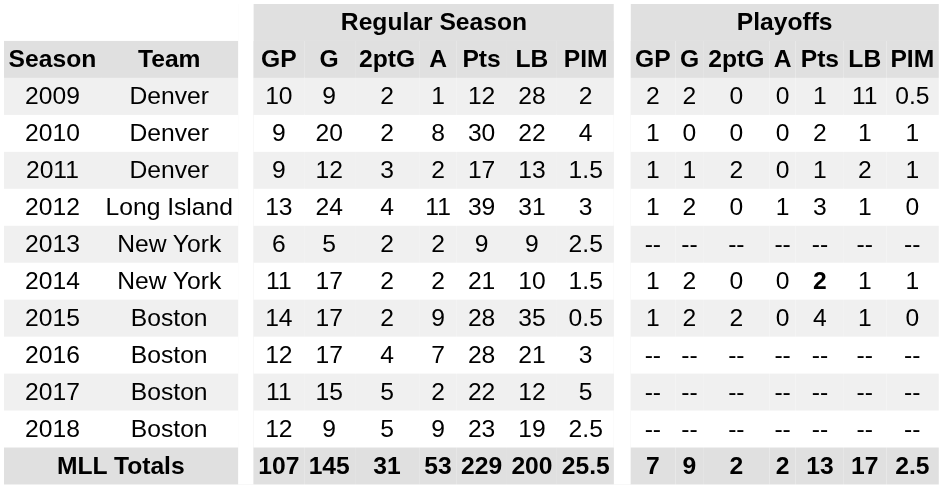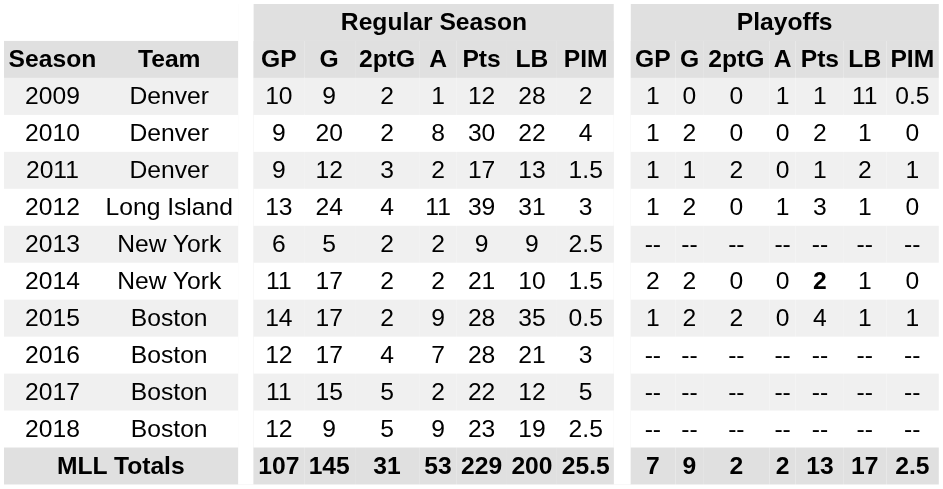(653, 96) 2 -> (653, 96) 1
(689, 96) 2 -> (689, 96) 0
(783, 96) 0 -> (783, 96) 1
(689, 133) 0 -> (689, 133) 2
(912, 133) 1 -> (912, 133) 0
(653, 280) 1 -> (653, 280) 2
(912, 280) 1 -> (912, 280) 0
(912, 317) 0 -> (912, 317) 1
